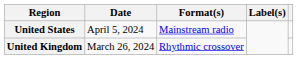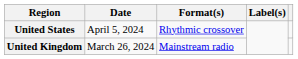(196, 29) Mainstream radio -> (201, 29) Rhythmic crossover
(201, 46) Rhythmic crossover -> (196, 46) Mainstream radio
